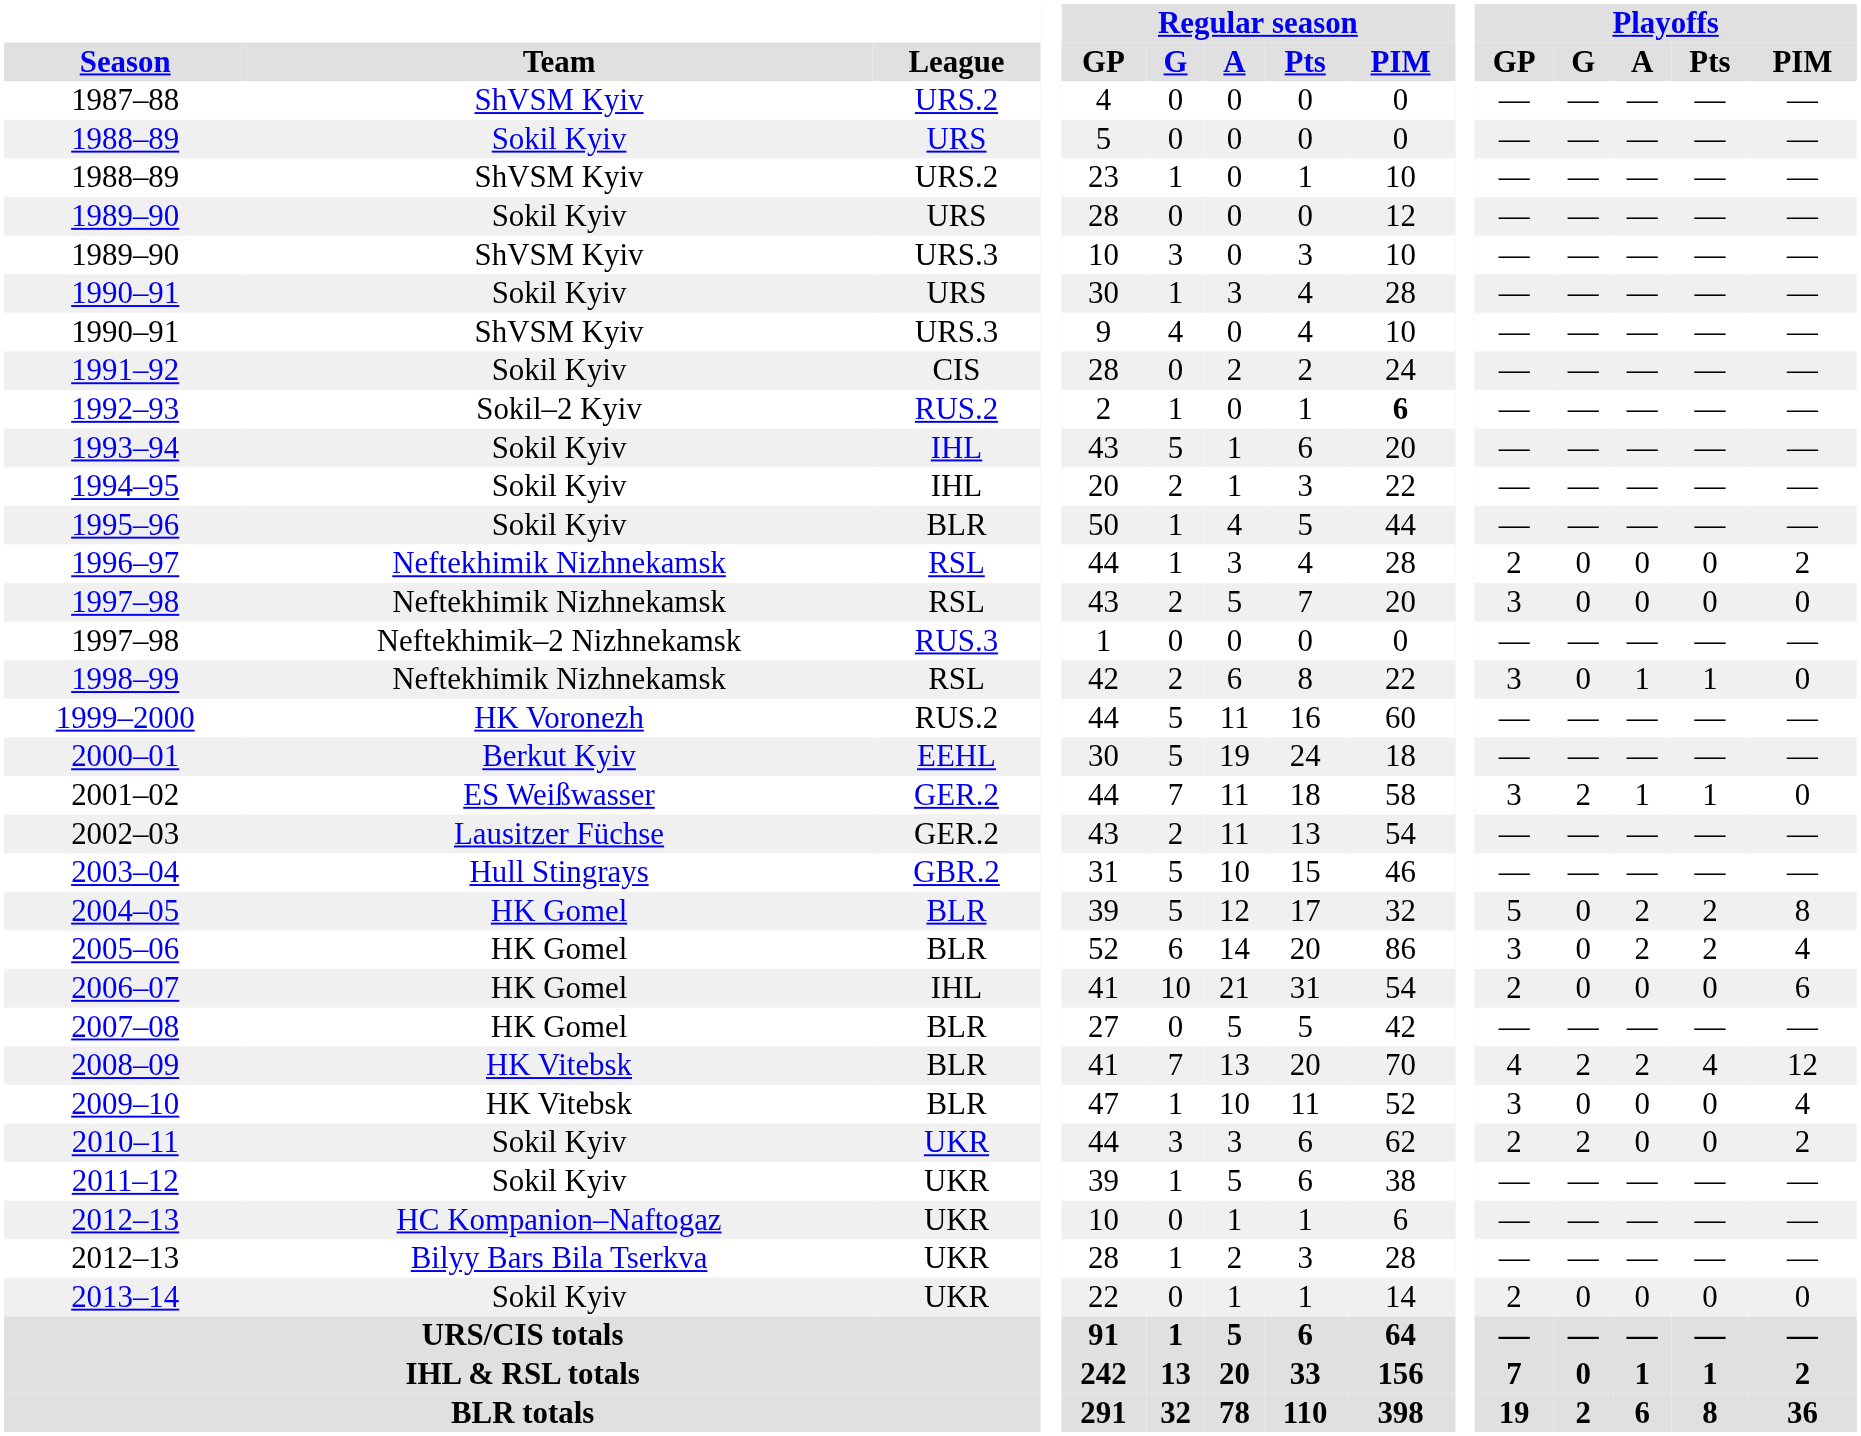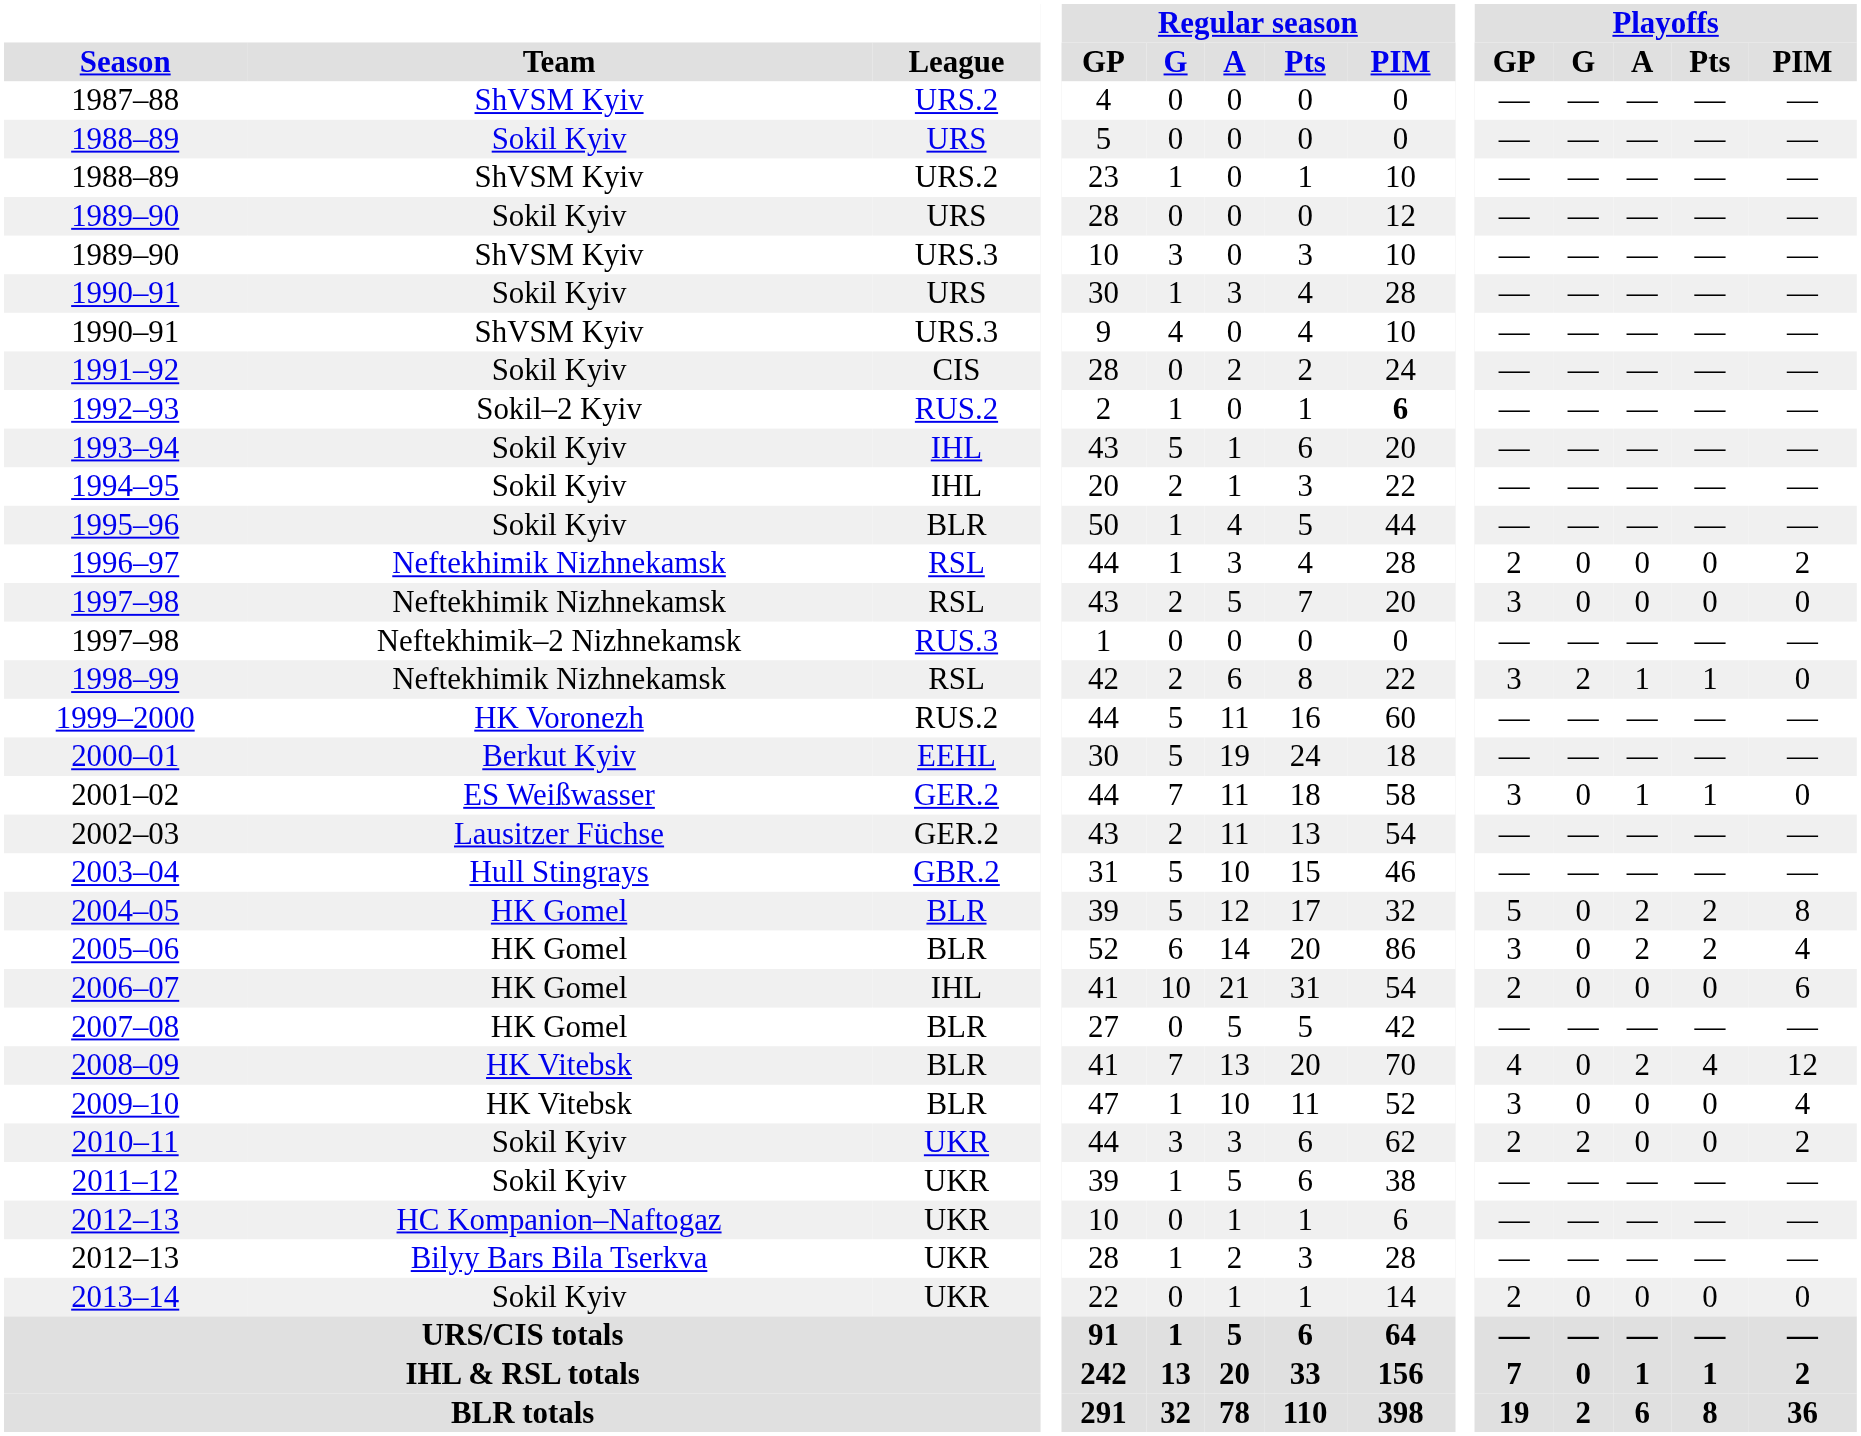(1583, 679) 0 -> (1583, 679) 2
(1583, 794) 2 -> (1583, 794) 0
(1583, 1065) 2 -> (1583, 1065) 0
